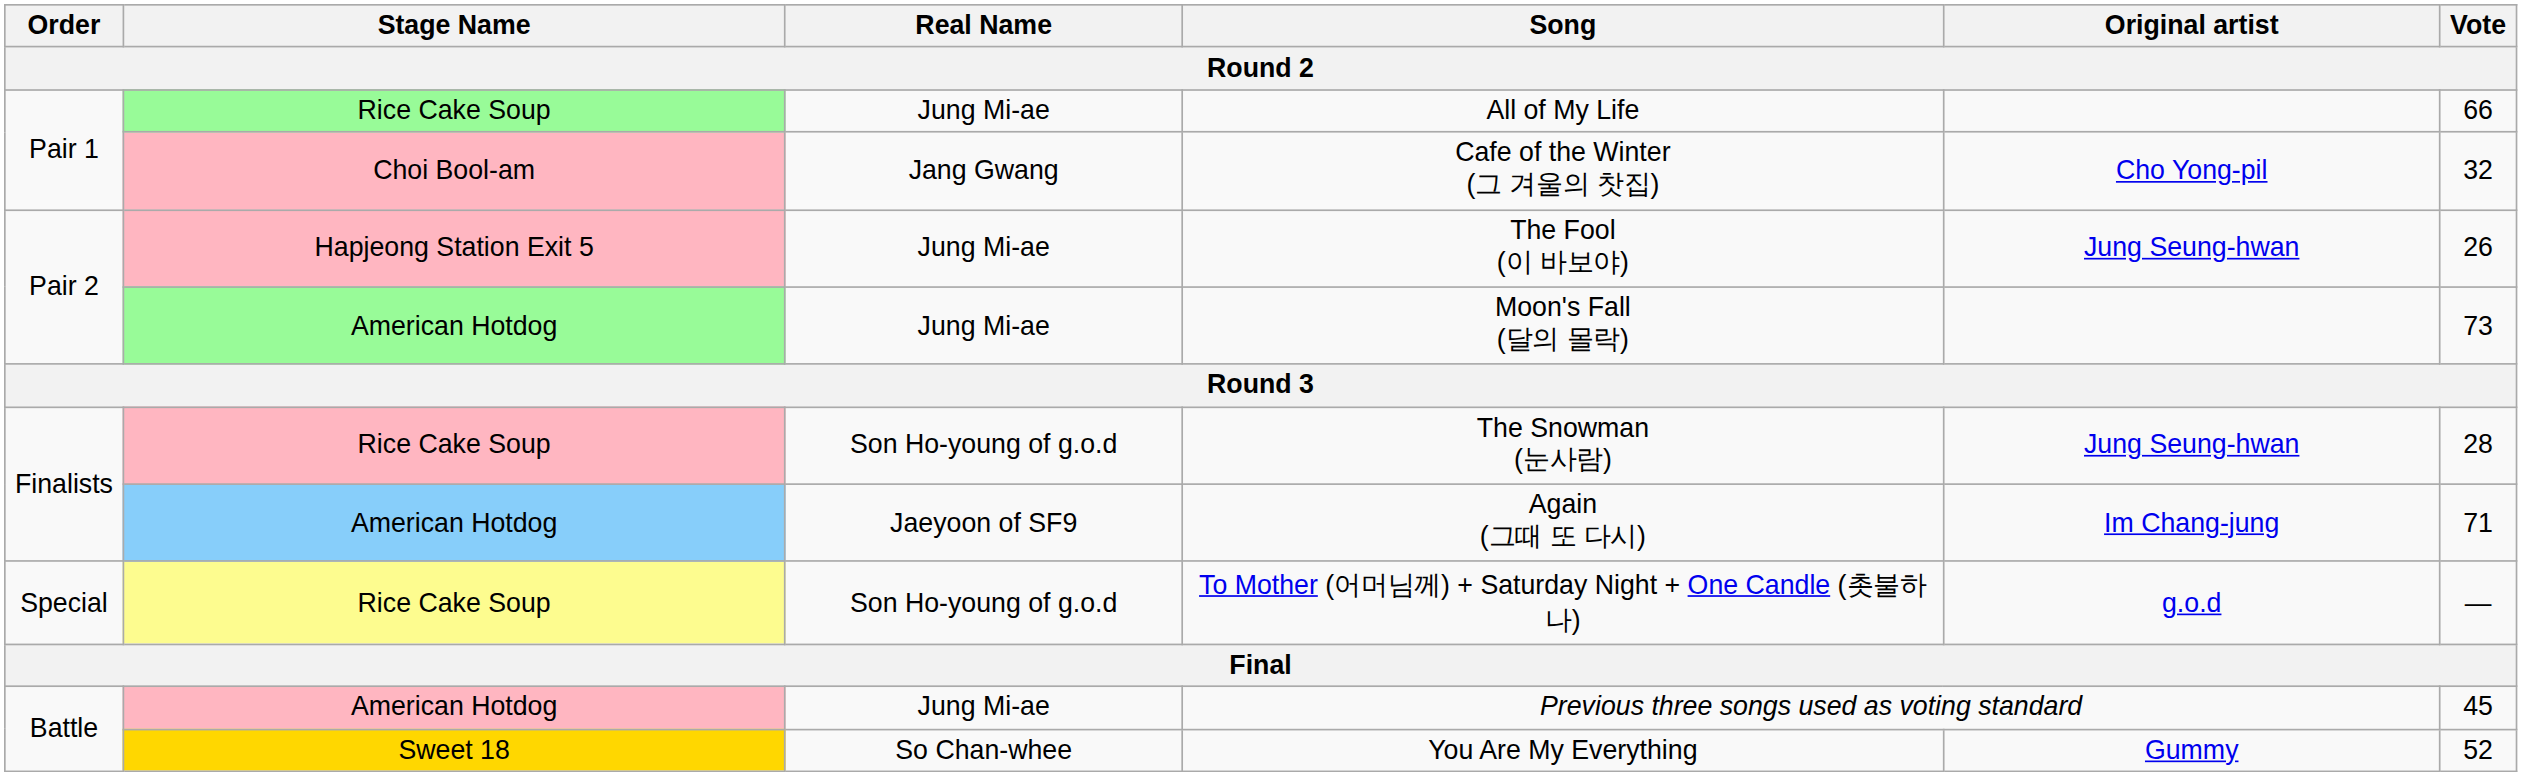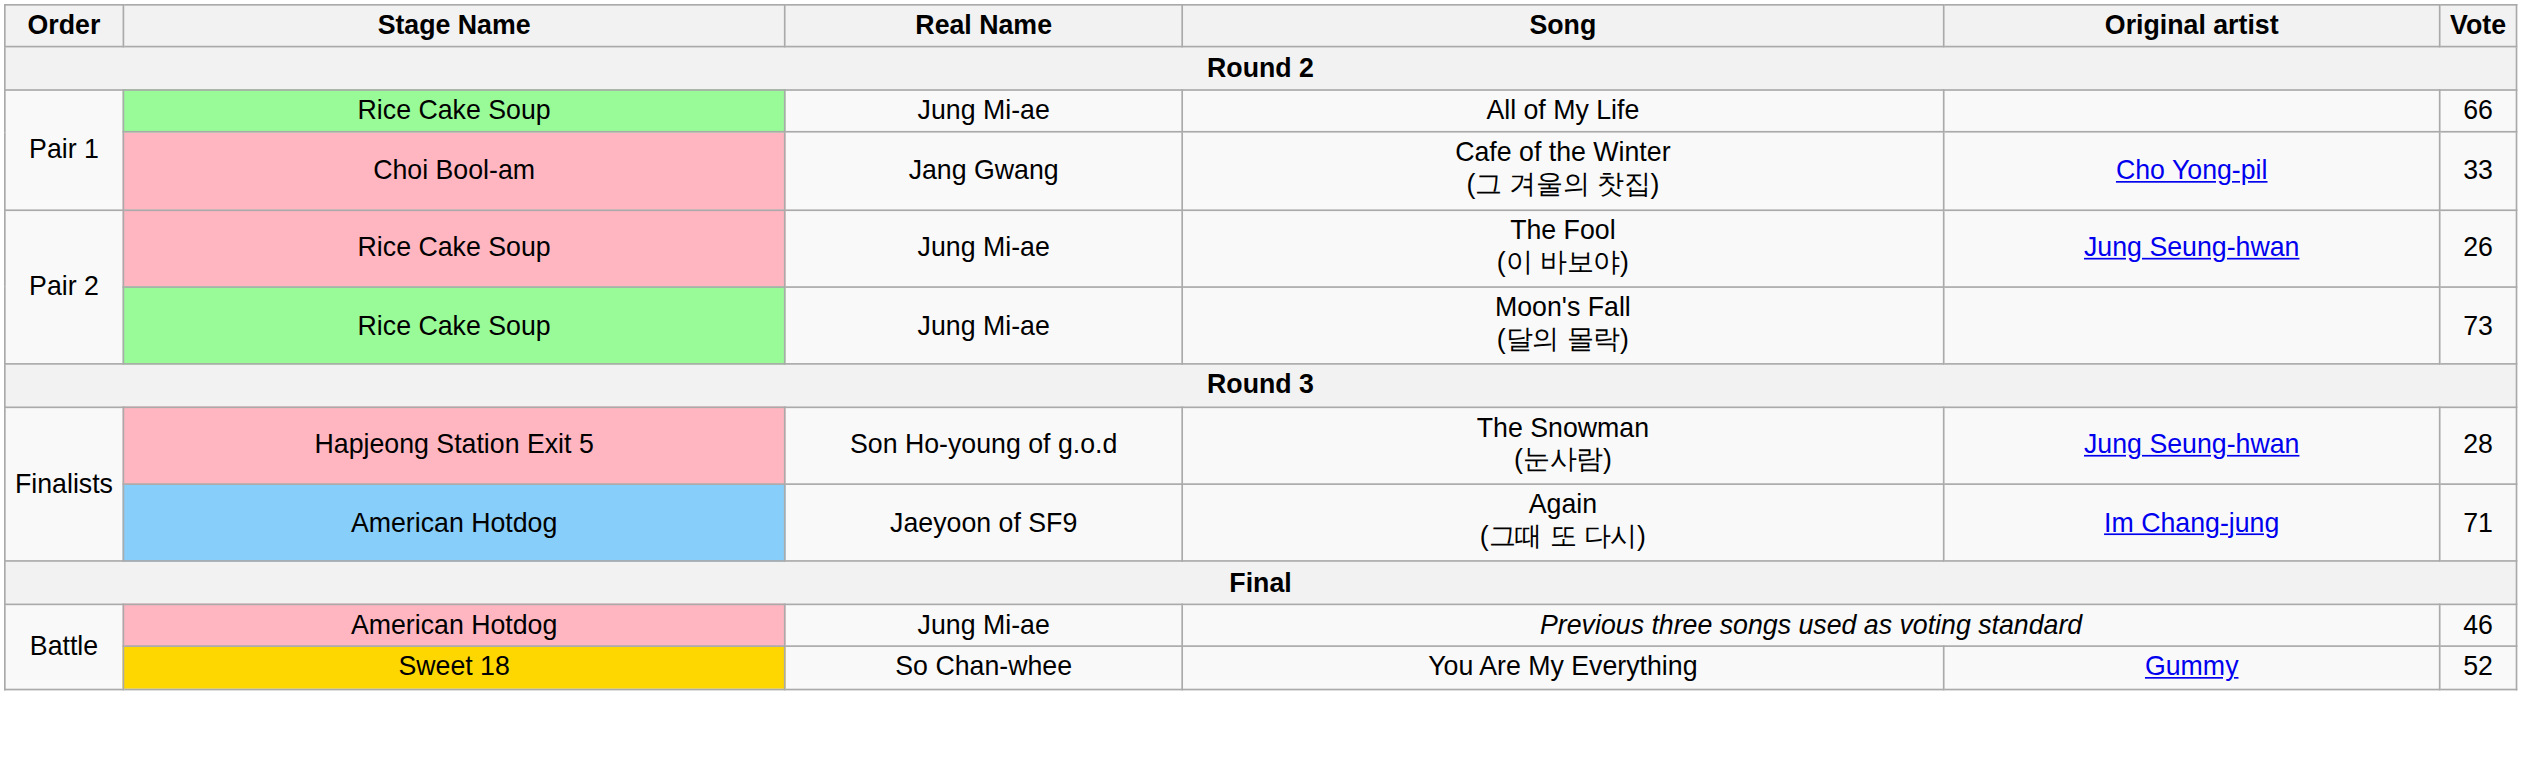(2478, 170) 32 -> (2478, 170) 33
(454, 247) Hapjeong Station Exit 5 -> (454, 247) Rice Cake Soup
(454, 325) American Hotdog -> (454, 325) Rice Cake Soup
(454, 445) Rice Cake Soup -> (454, 445) Hapjeong Station Exit 5
- row: (1563, 601)
(2478, 707) 45 -> (2478, 624) 46
